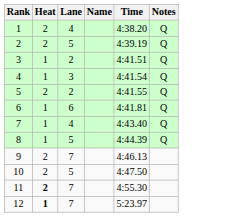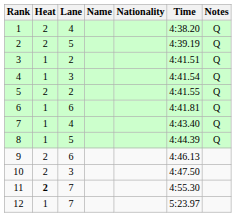+ column: (141, 12)
(71, 156) 7 -> (71, 156) 6
(71, 172) 5 -> (71, 172) 3
(45, 204) bold -> (45, 204) normal
